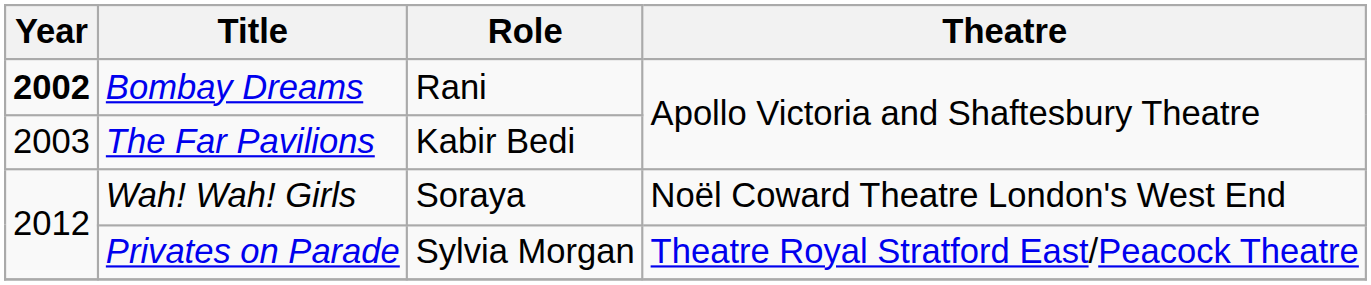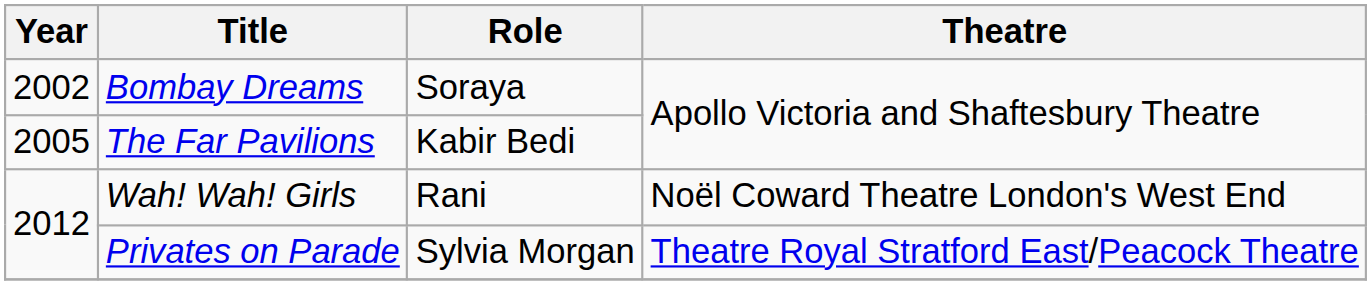(51, 86) bold -> (51, 86) normal
(451, 86) Rani -> (470, 86) Soraya
(51, 141) 2003 -> (51, 141) 2005
(470, 196) Soraya -> (451, 196) Rani
